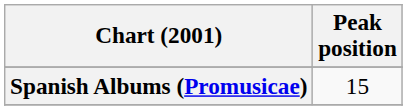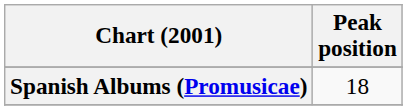(357, 85) 15 -> (357, 85) 18
